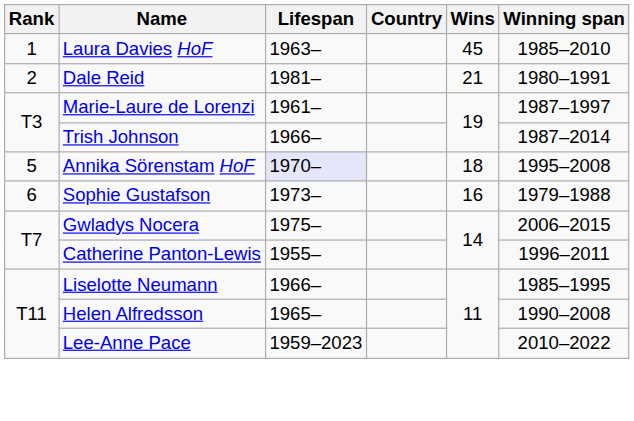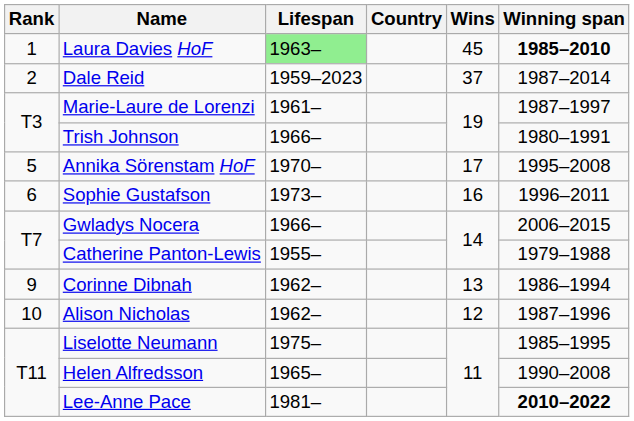(295, 48) no background -> (295, 48) lightgreen background
(564, 48) normal -> (564, 48) bold
(295, 78) 1981– -> (316, 78) 1959–2023
(473, 78) 21 -> (473, 78) 37
(564, 78) 1980–1991 -> (564, 78) 1987–2014
(564, 136) 1987–2014 -> (564, 136) 1980–1991
(295, 166) lavender background -> (295, 166) no background
(473, 166) 18 -> (473, 166) 17
(564, 195) 1979–1988 -> (564, 195) 1996–2011
(295, 225) 1975– -> (295, 225) 1966–
(564, 254) 1996–2011 -> (564, 254) 1979–1988
+ row: (127, 284)
+ row: (126, 313)
(295, 284) 1966– -> (295, 343) 1975–
(316, 343) 1959–2023 -> (295, 401) 1981–
(564, 343) normal -> (564, 401) bold
